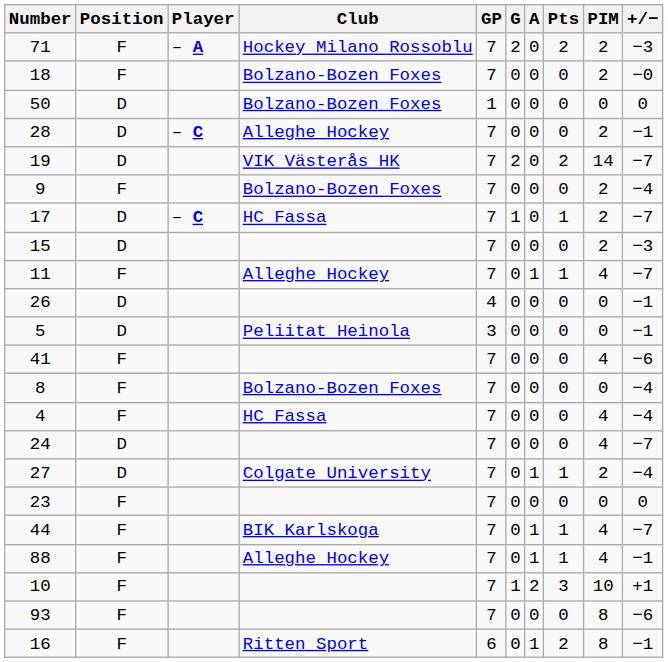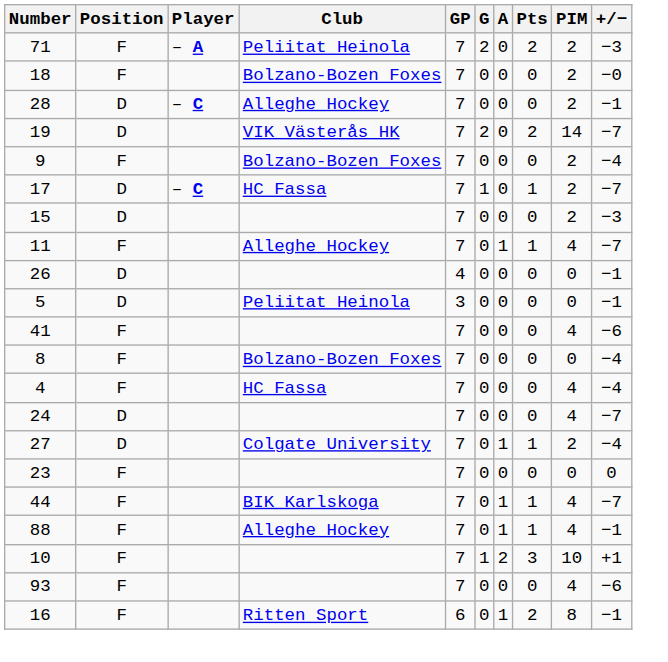(358, 47) Hockey Milano Rossoblu -> (326, 47) Peliitat Heinola
- row: (40, 104)
(603, 615) 8 -> (572, 587) 4
